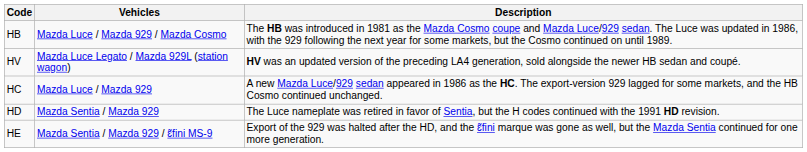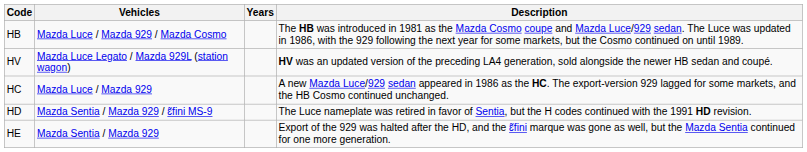+ column: (260, 12)
(98, 112) Mazda Sentia / Mazda 929 -> (125, 112) Mazda Sentia / Mazda 929 / ɛ̃fini MS-9
(125, 134) Mazda Sentia / Mazda 929 / ɛ̃fini MS-9 -> (98, 134) Mazda Sentia / Mazda 929
